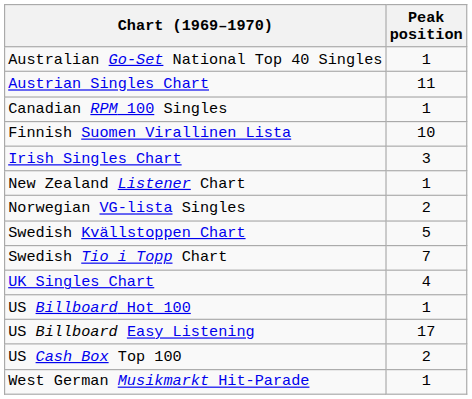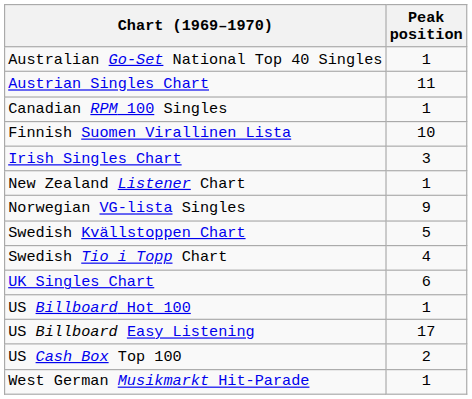(426, 208) 2 -> (426, 208) 9
(426, 258) 7 -> (426, 258) 4
(426, 282) 4 -> (426, 282) 6
